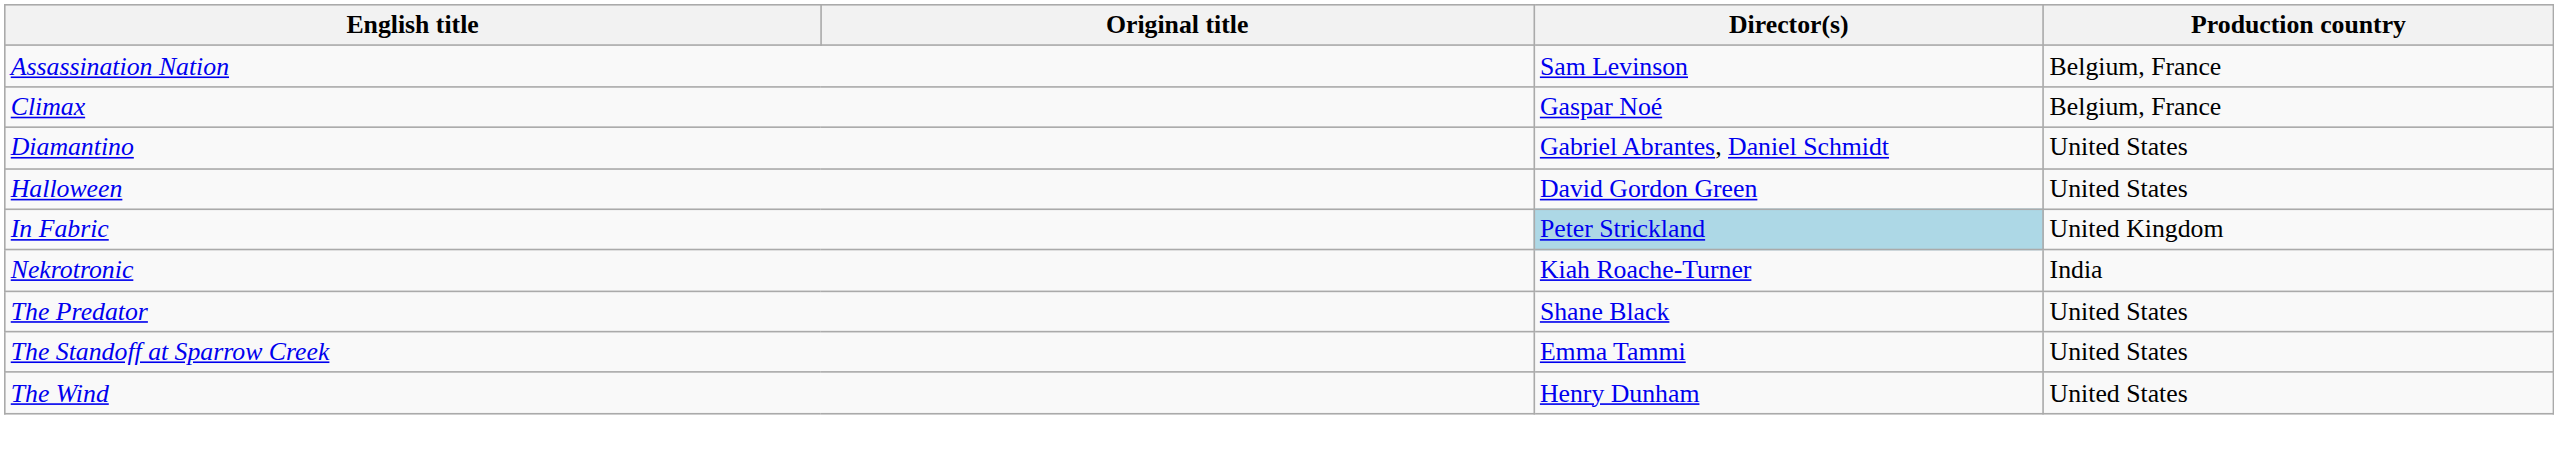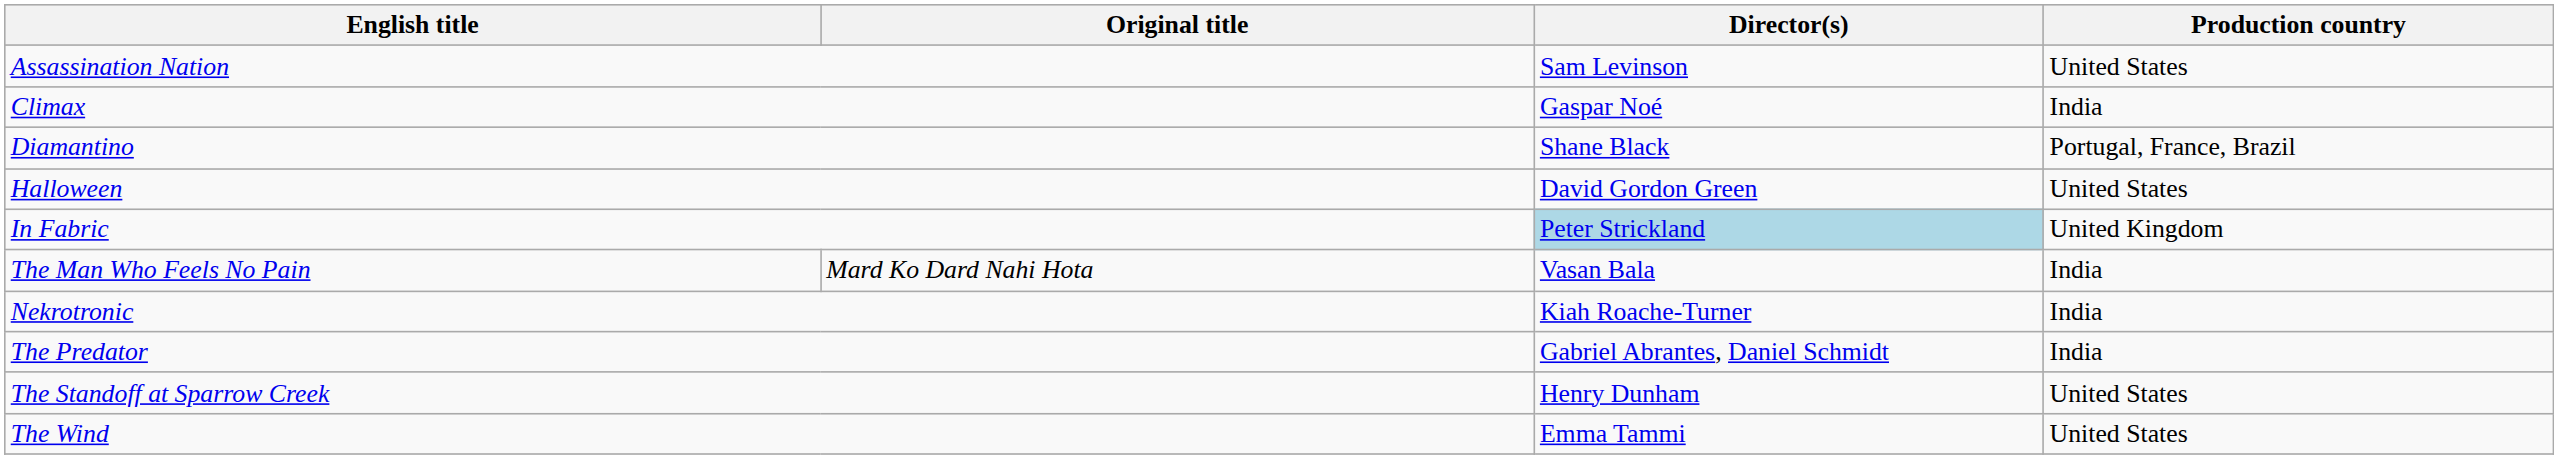(2135, 65) Belgium, France -> (2119, 65) United States
(2135, 106) Belgium, France -> (2076, 106) India
(1714, 147) Gabriel Abrantes, Daniel Schmidt -> (1605, 147) Shane Black
(2119, 147) United States -> (2173, 147) Portugal, France, Brazil
+ row: (161, 270)
(1605, 310) Shane Black -> (1714, 351) Gabriel Abrantes, Daniel Schmidt
(2119, 310) United States -> (2076, 351) India
(1613, 351) Emma Tammi -> (1620, 392) Henry Dunham
(1620, 392) Henry Dunham -> (1613, 433) Emma Tammi
